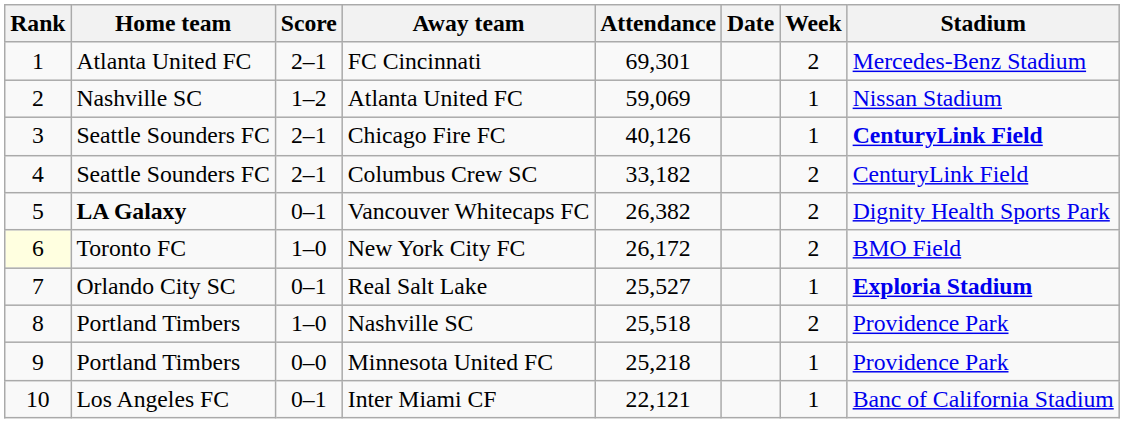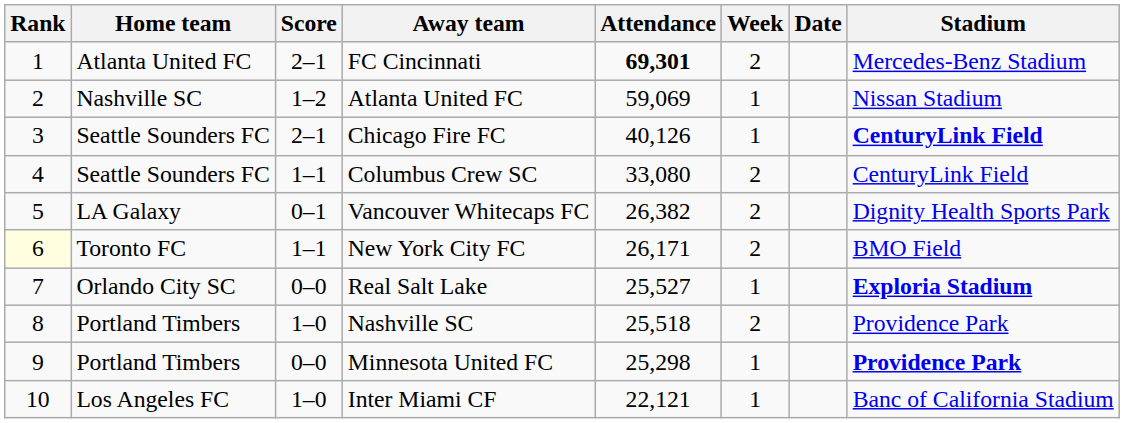columns swapped: (751, 23) <-> (813, 23)
(658, 60) normal -> (658, 60) bold
(309, 173) 2–1 -> (309, 173) 1–1
(658, 173) 33,182 -> (658, 173) 33,080
(131, 211) bold -> (129, 211) normal
(309, 248) 1–0 -> (309, 248) 1–1
(658, 248) 26,172 -> (658, 248) 26,171
(309, 286) 0–1 -> (309, 286) 0–0
(658, 361) 25,218 -> (658, 361) 25,298
(931, 361) normal -> (937, 361) bold
(309, 398) 0–1 -> (309, 398) 1–0
